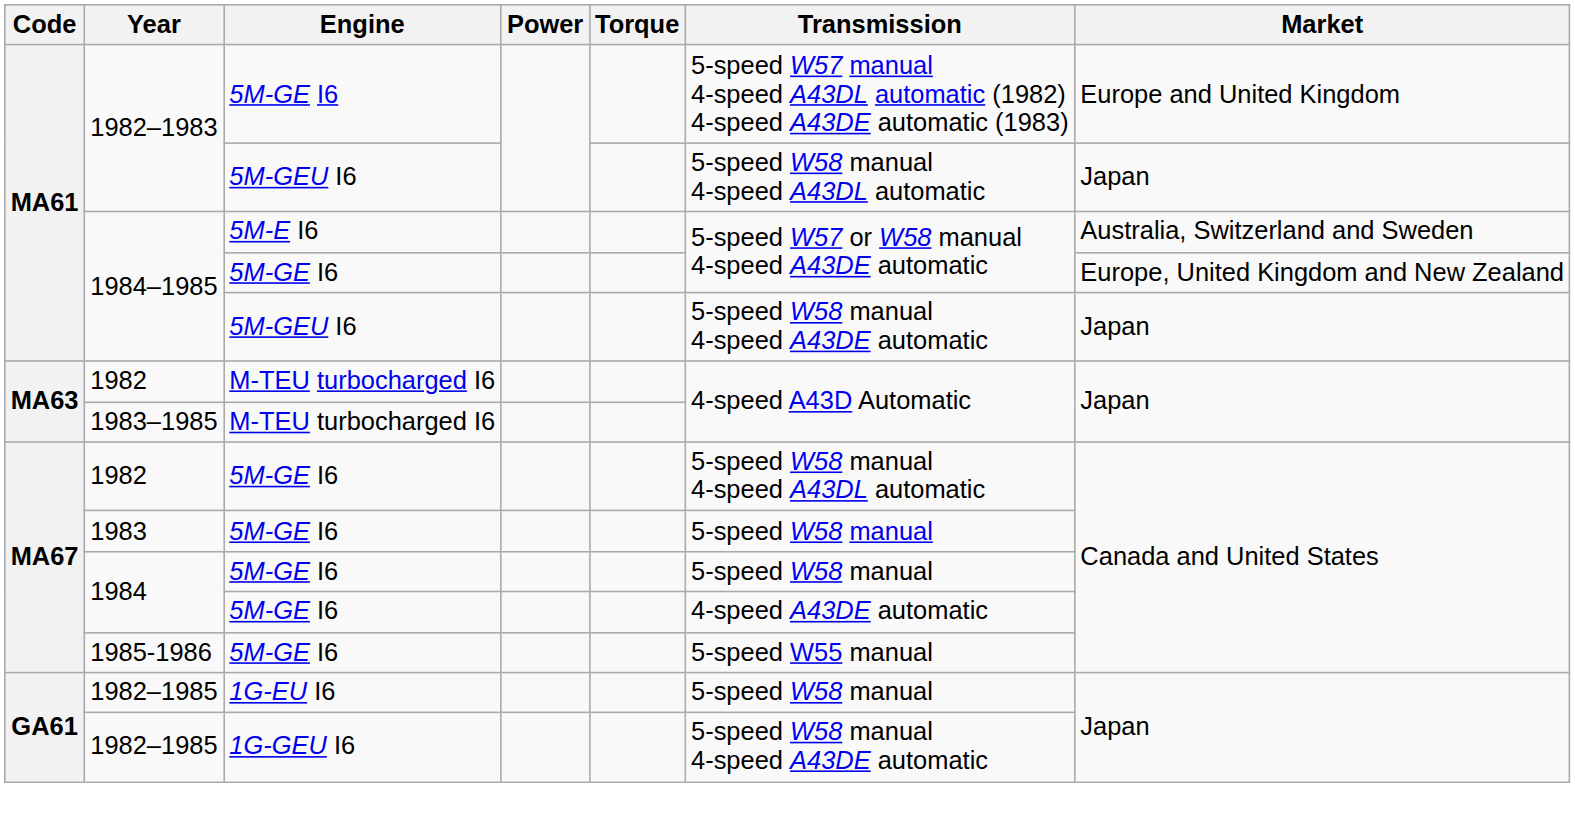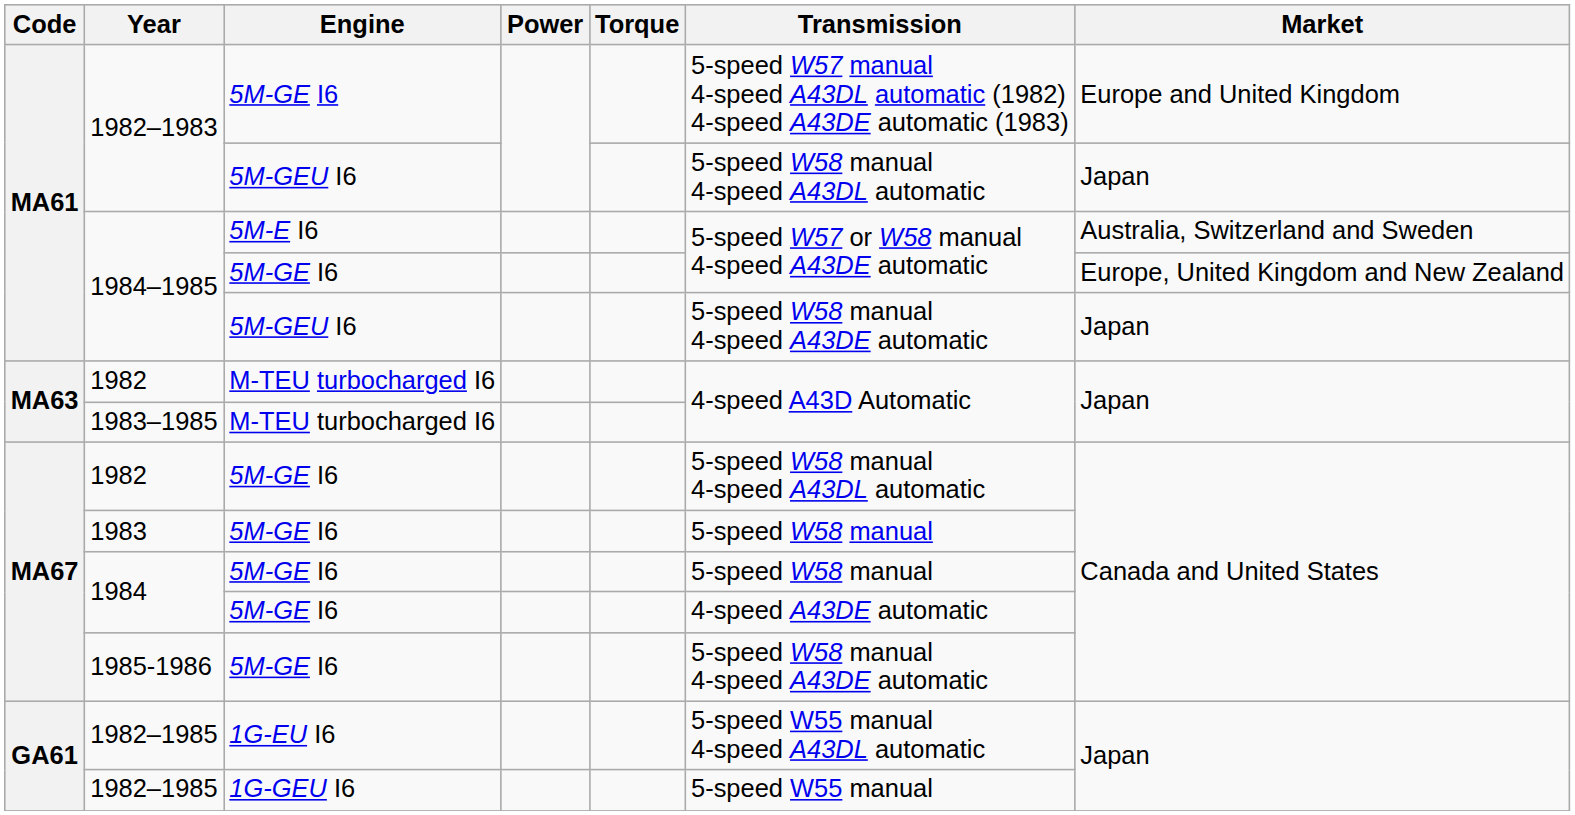(812, 651) 5-speed W55 manual -> (840, 666) 5-speed W58 manual 4-speed A43DE automatic
(812, 692) 5-speed W58 manual -> (838, 735) 5-speed W55 manual 4-speed A43DL automatic
(840, 746) 5-speed W58 manual 4-speed A43DE automatic -> (812, 789) 5-speed W55 manual
